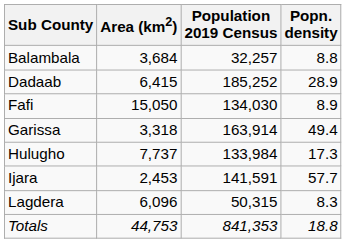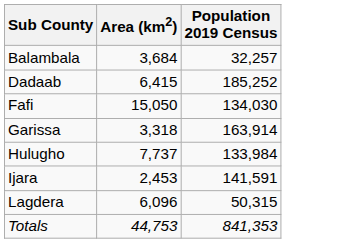- column: (311, 25)
